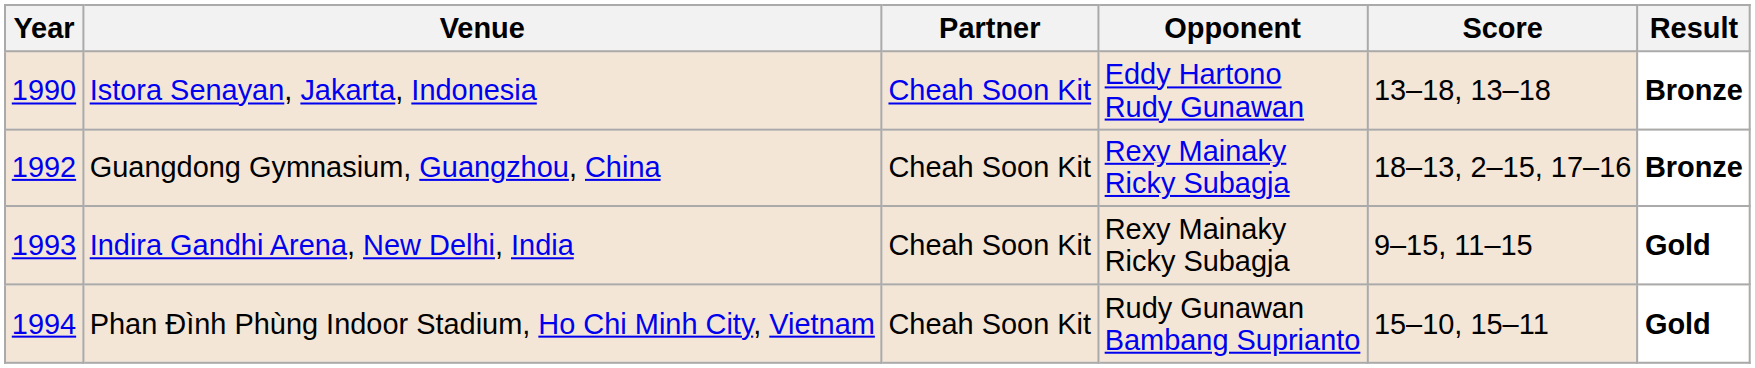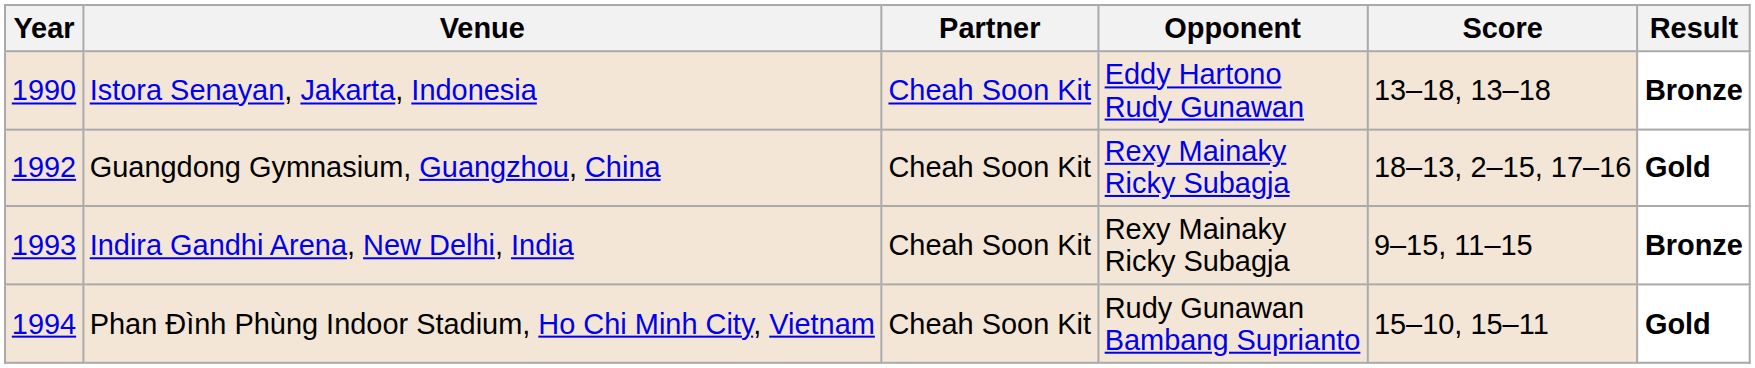(1694, 168) Bronze -> (1678, 168) Gold
(1678, 246) Gold -> (1694, 246) Bronze
